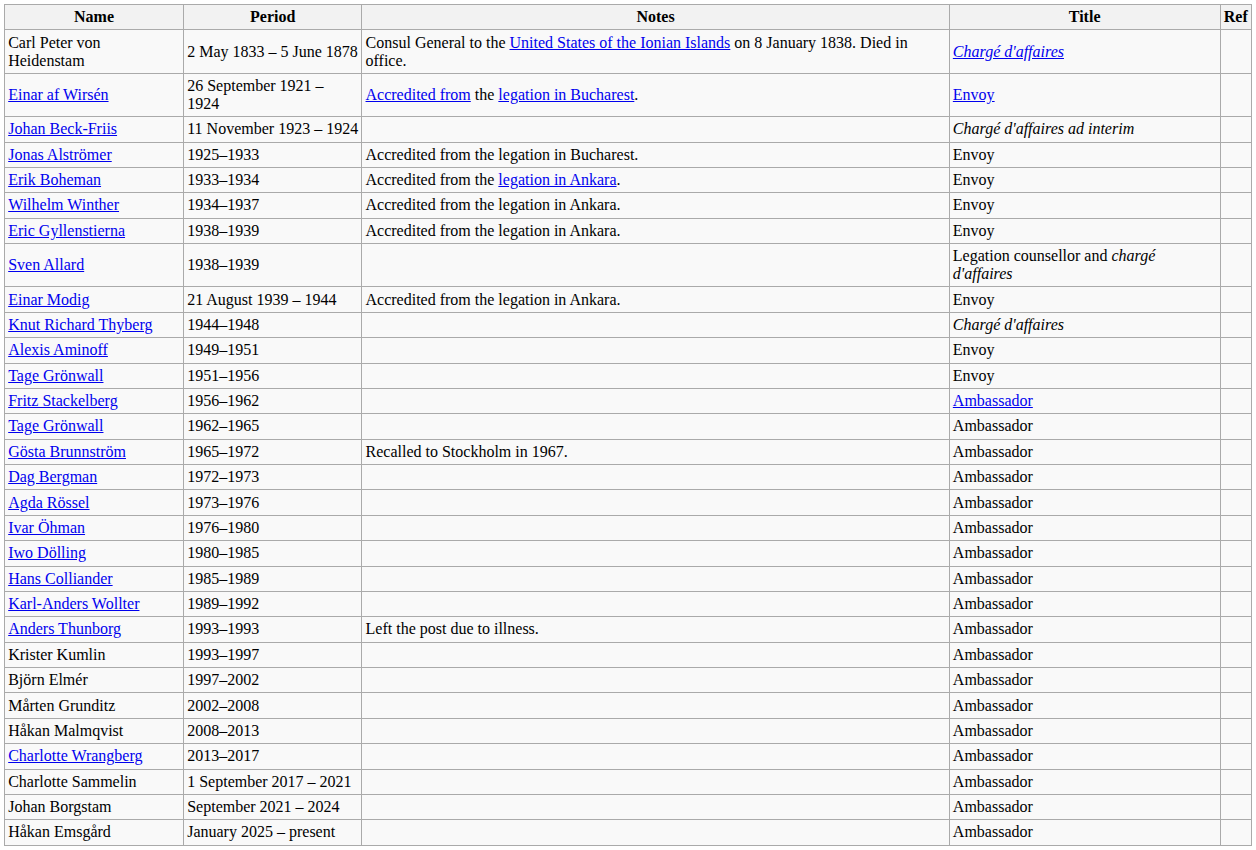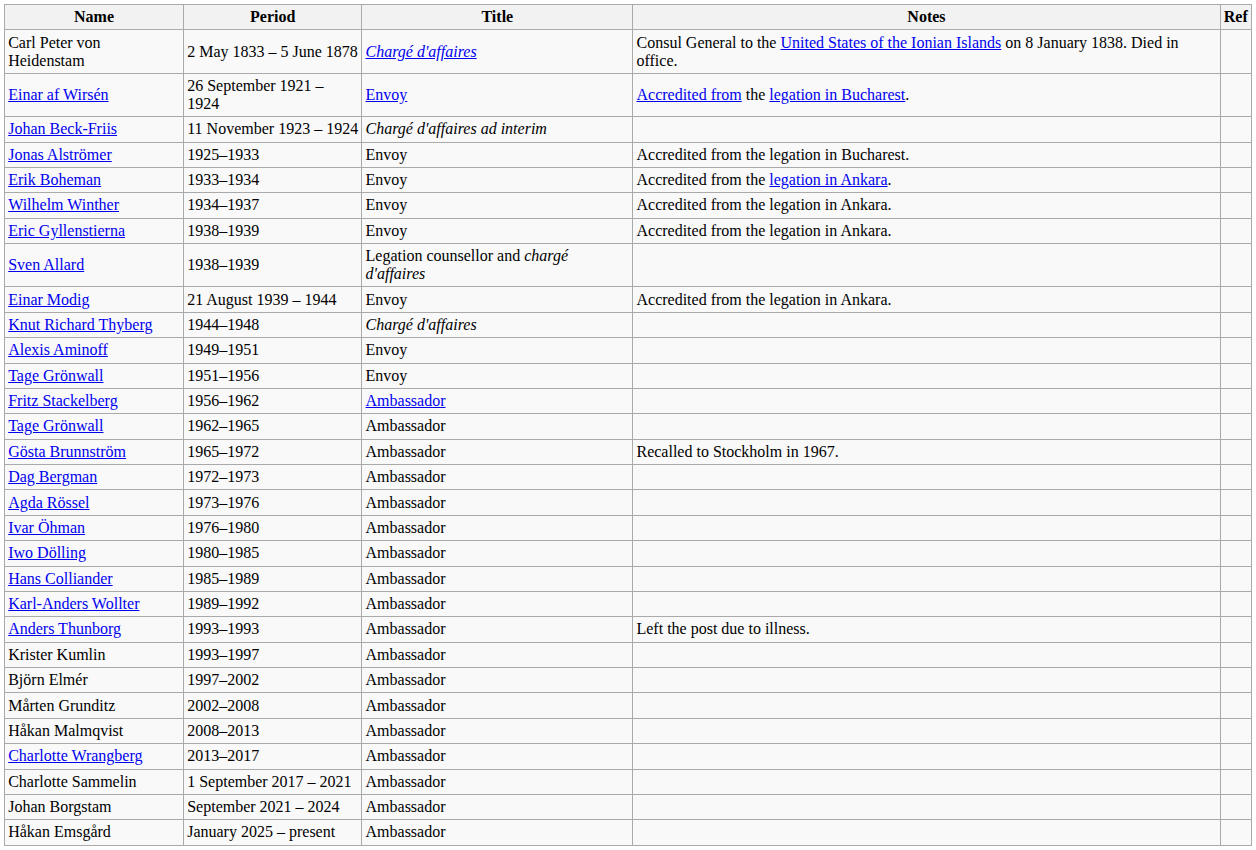columns swapped: (1085, 17) <-> (656, 17)
